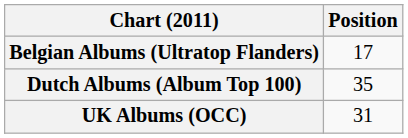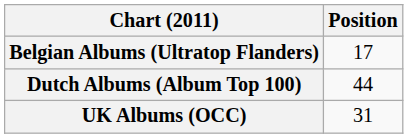(363, 84) 35 -> (363, 84) 44
